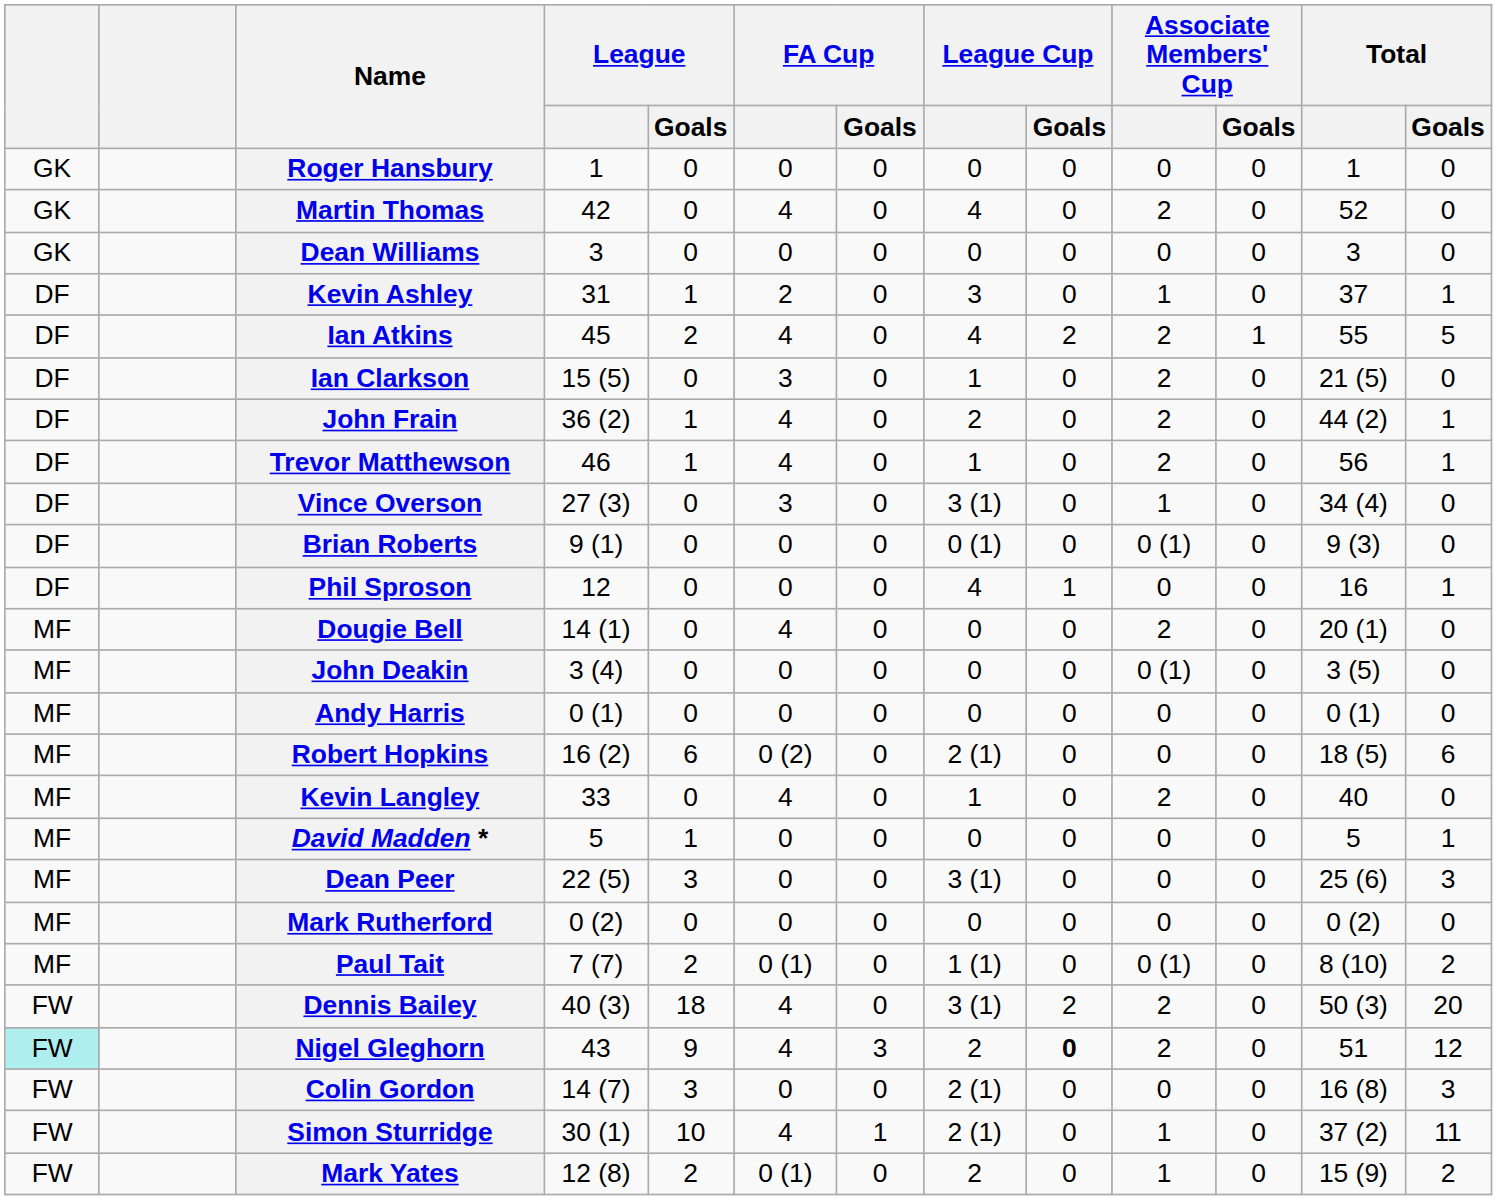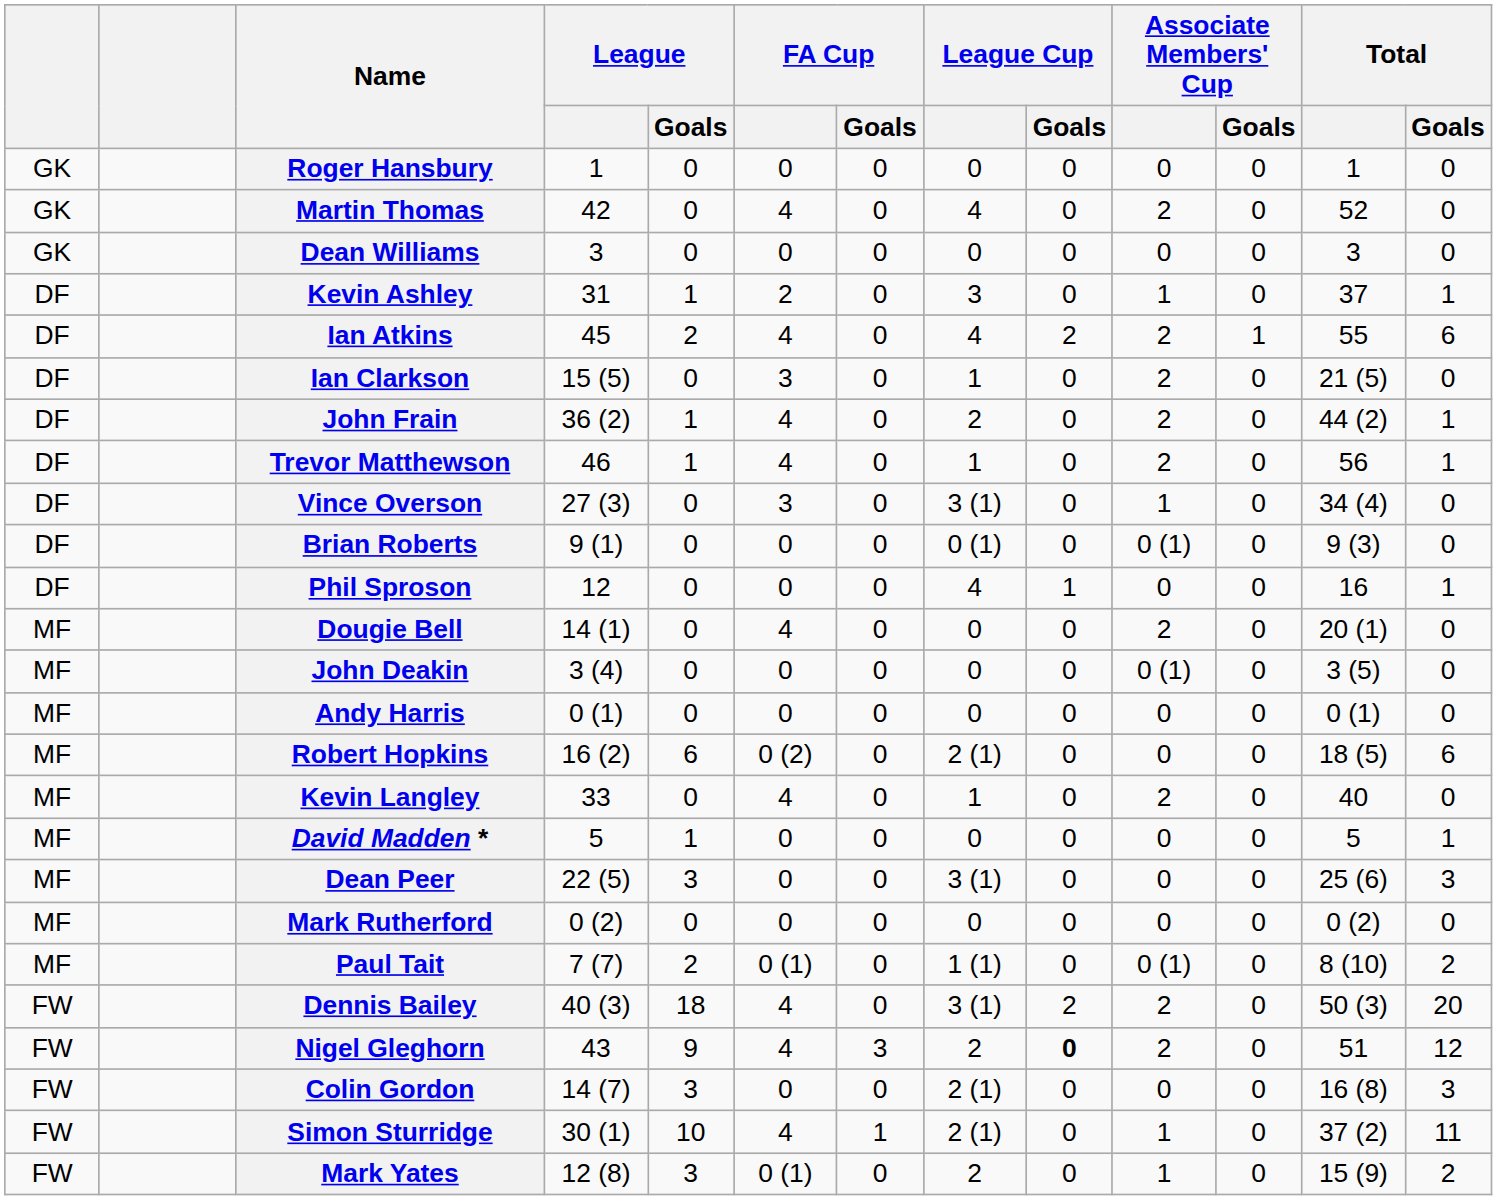(1448, 336) 5 -> (1448, 336) 6
(52, 1047) paleturquoise background -> (52, 1047) no background
(691, 1173) 2 -> (691, 1173) 3
